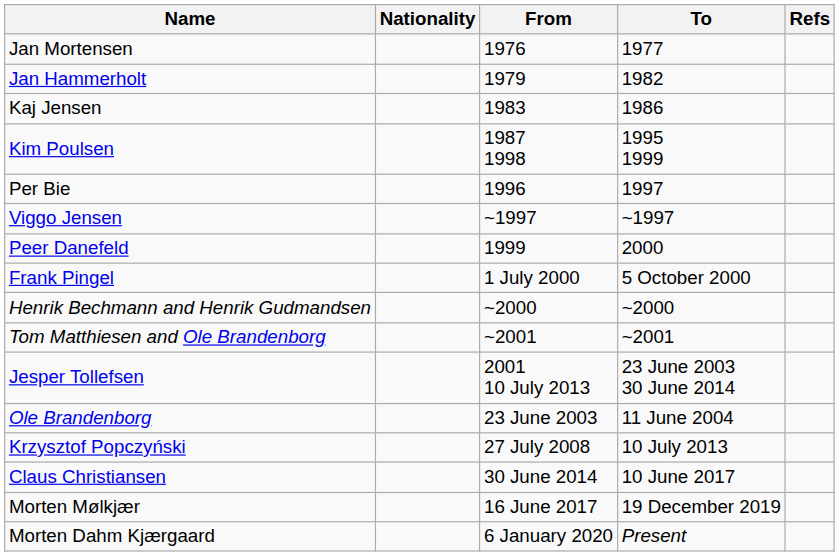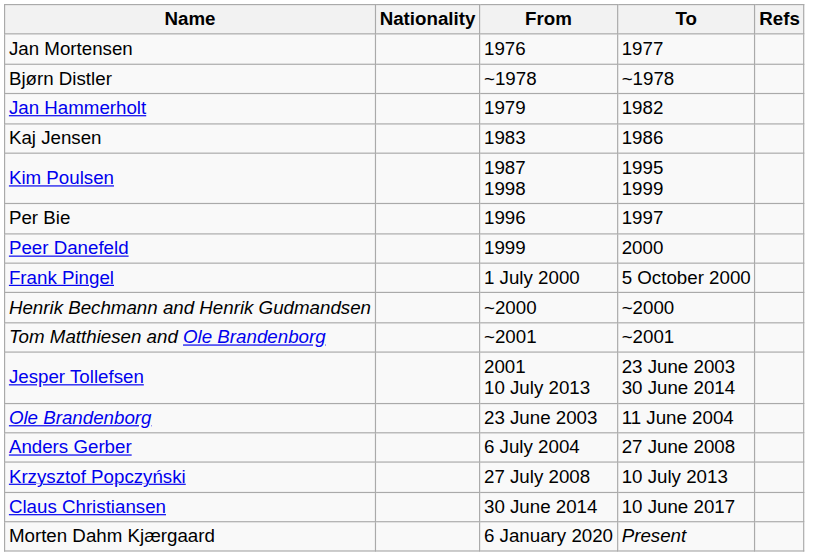+ row: (60, 78)
- row: (65, 218)
+ row: (70, 447)
- row: (74, 506)
